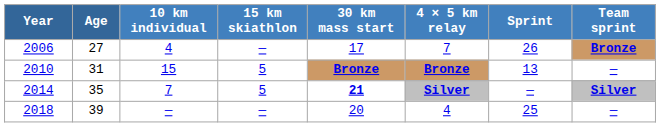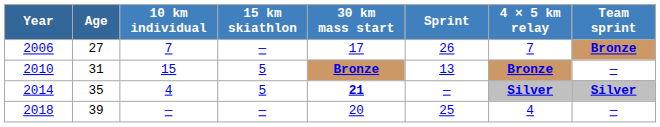columns swapped: (530, 22) <-> (447, 22)
(169, 50) 4 -> (169, 50) 7
(169, 91) 7 -> (169, 91) 4
